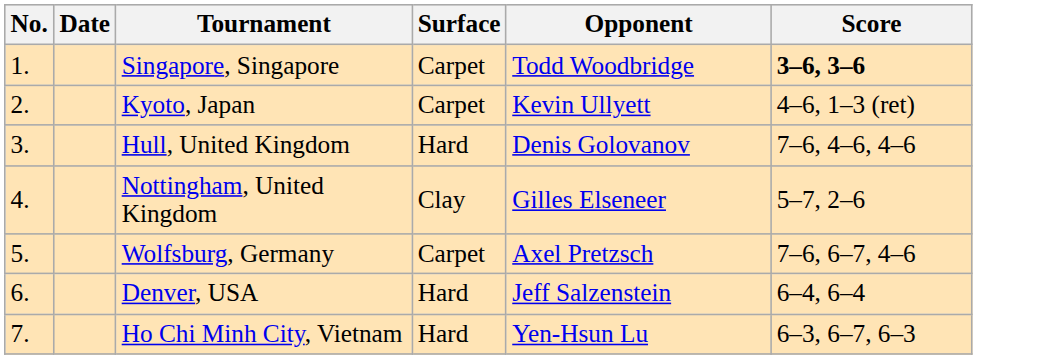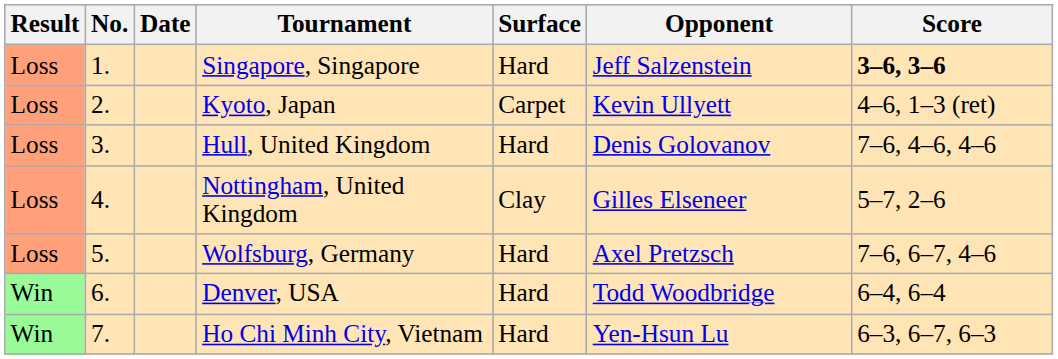+ column: (45, 24)
(451, 64) Carpet -> (523, 64) Hard
(603, 64) Todd Woodbridge -> (672, 64) Jeff Salzenstein
(451, 253) Carpet -> (523, 253) Hard
(592, 293) Jeff Salzenstein -> (684, 293) Todd Woodbridge
